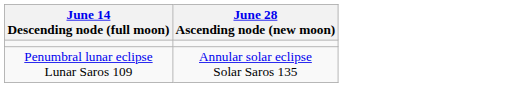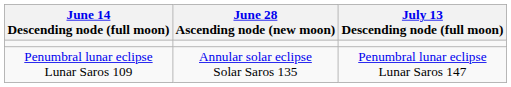+ column: (422, 22)
